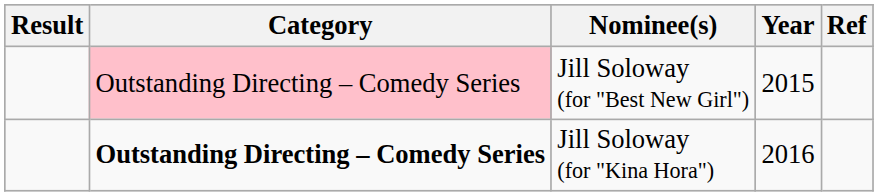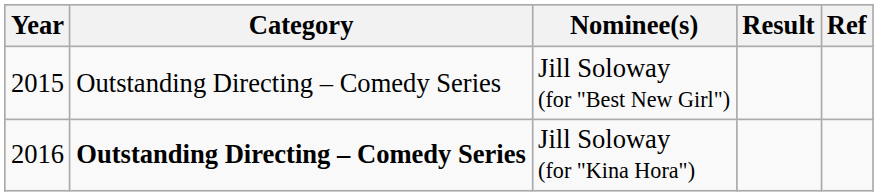columns swapped: (788, 25) <-> (47, 25)
(308, 82) pink background -> (289, 82) no background
